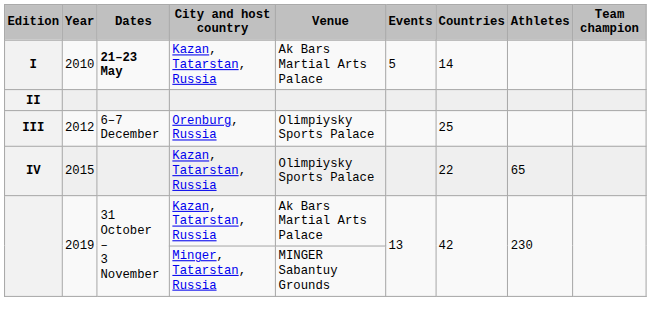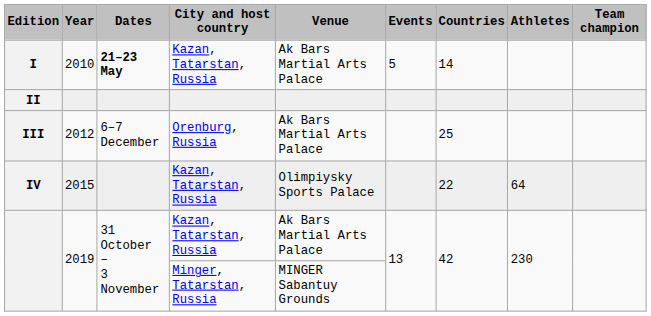(326, 128) Olimpiysky Sports Palace -> (323, 135) Ak Bars Martial Arts Palace
(518, 171) 65 -> (518, 185) 64
